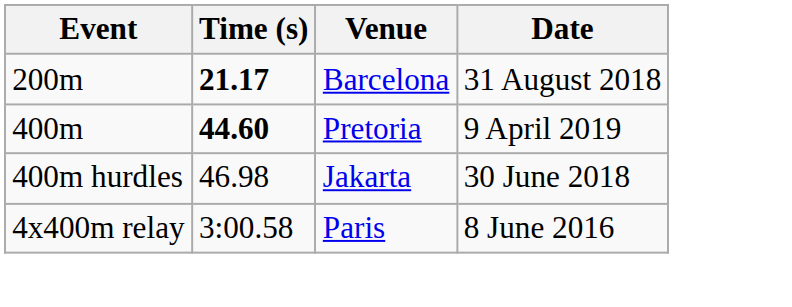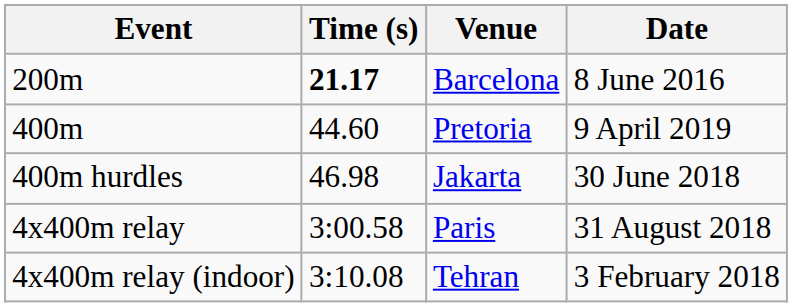(562, 78) 31 August 2018 -> (649, 78) 8 June 2016
(234, 128) bold -> (344, 128) normal
(539, 227) 8 June 2016 -> (673, 227) 31 August 2018
+ row: (153, 276)
